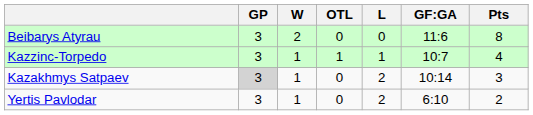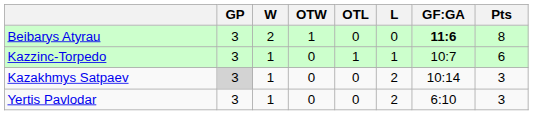+ column: (311, 15)
(435, 36) normal -> (443, 36) bold
(499, 57) 4 -> (502, 57) 6
(499, 99) 2 -> (502, 99) 3
